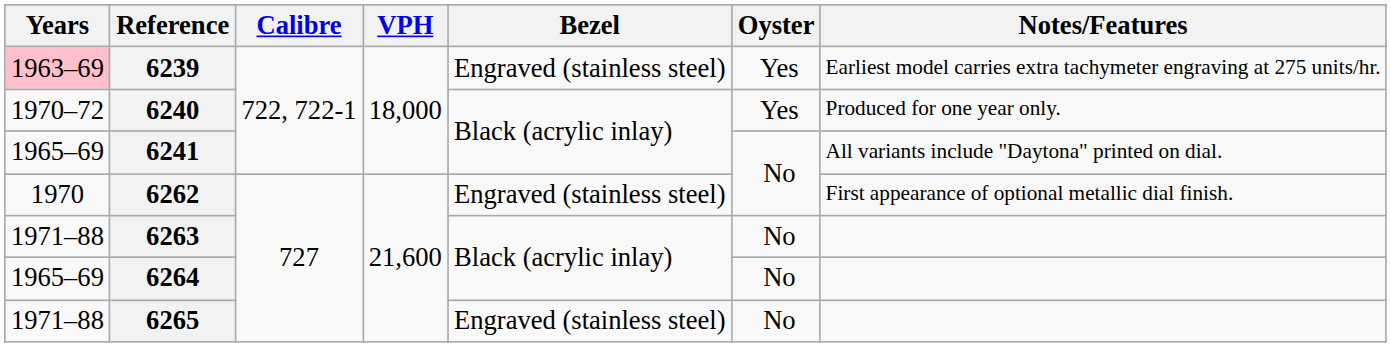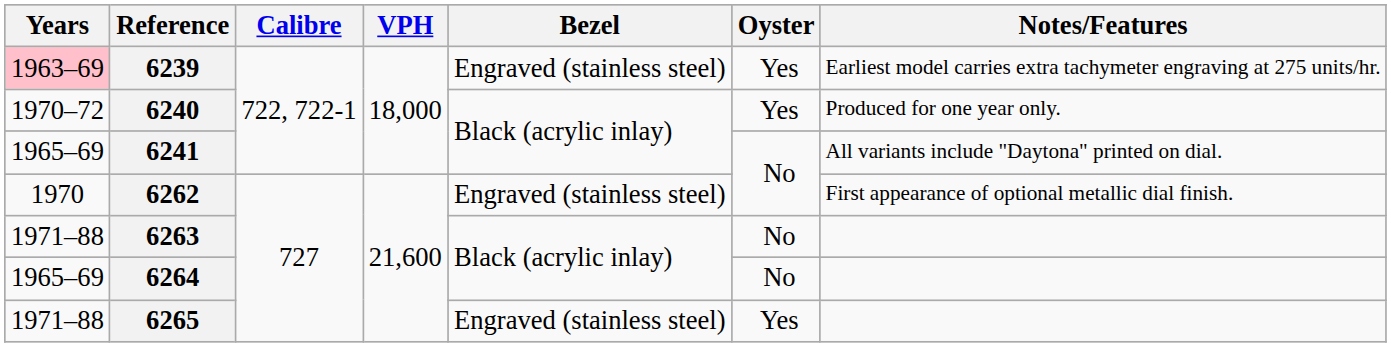(776, 320) No -> (776, 320) Yes
